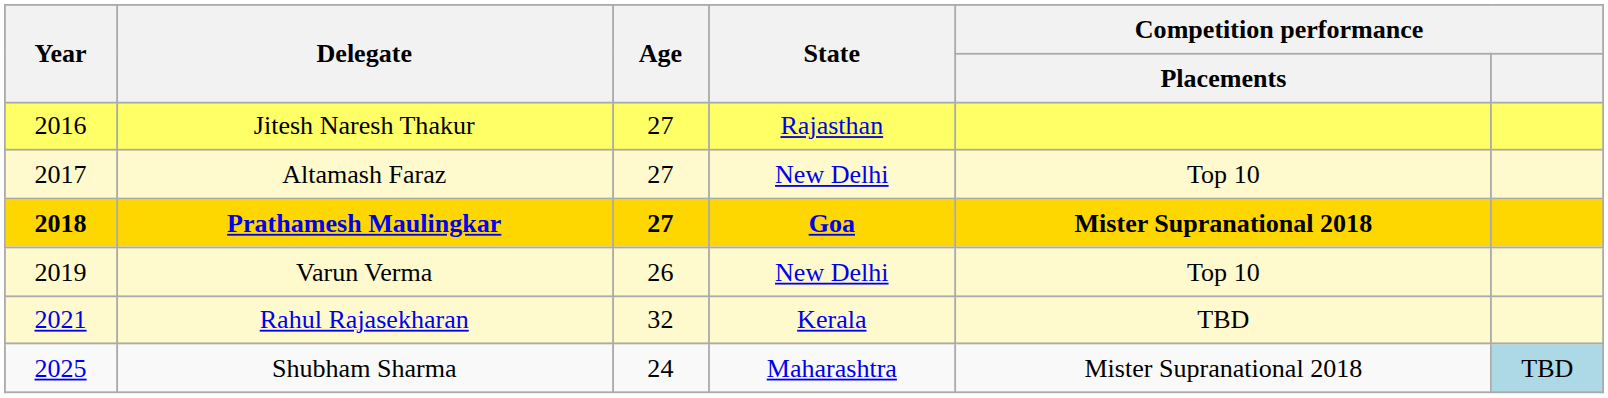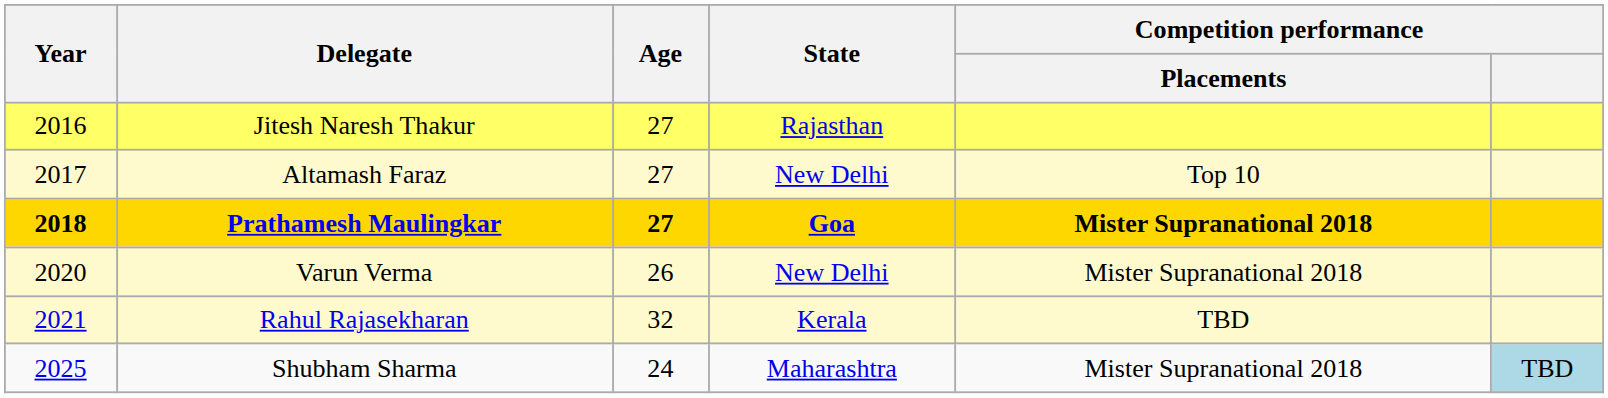(61, 272) 2019 -> (61, 272) 2020
(1223, 272) Top 10 -> (1223, 272) Mister Supranational 2018
